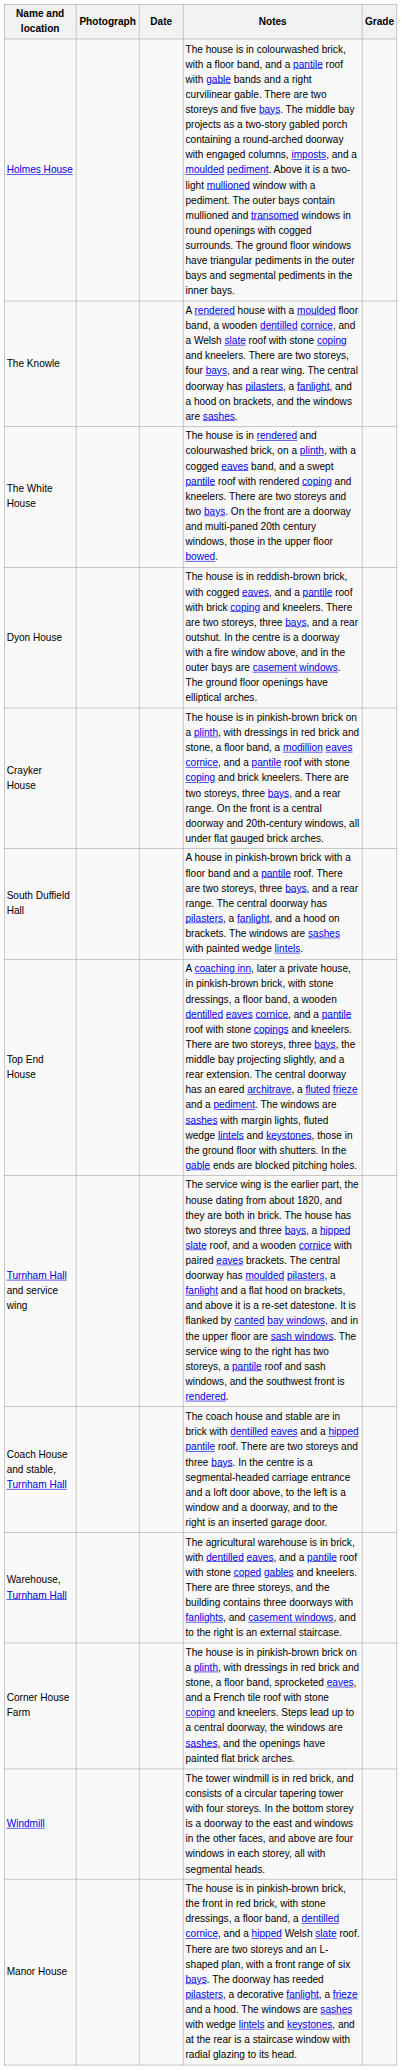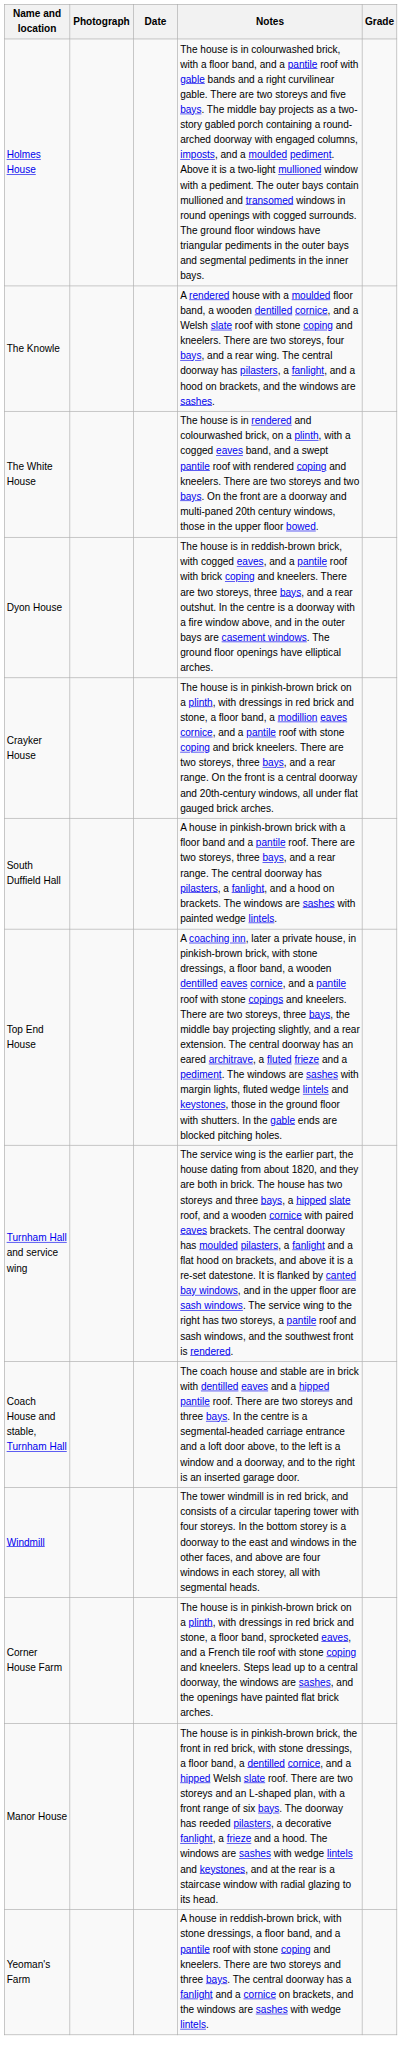- row: (37, 1587)
rows swapped: (26, 1824) <-> (38, 1706)
+ row: (28, 1972)
